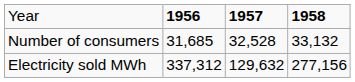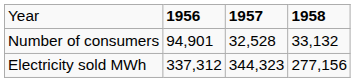(190, 41) 31,685 -> (190, 41) 94,901
(257, 65) 129,632 -> (257, 65) 344,323
